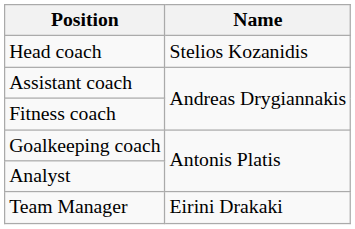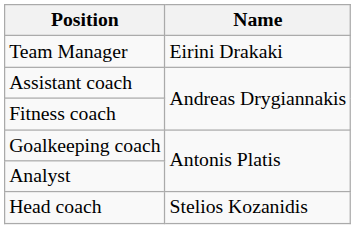rows swapped: (55, 51) <-> (68, 207)
